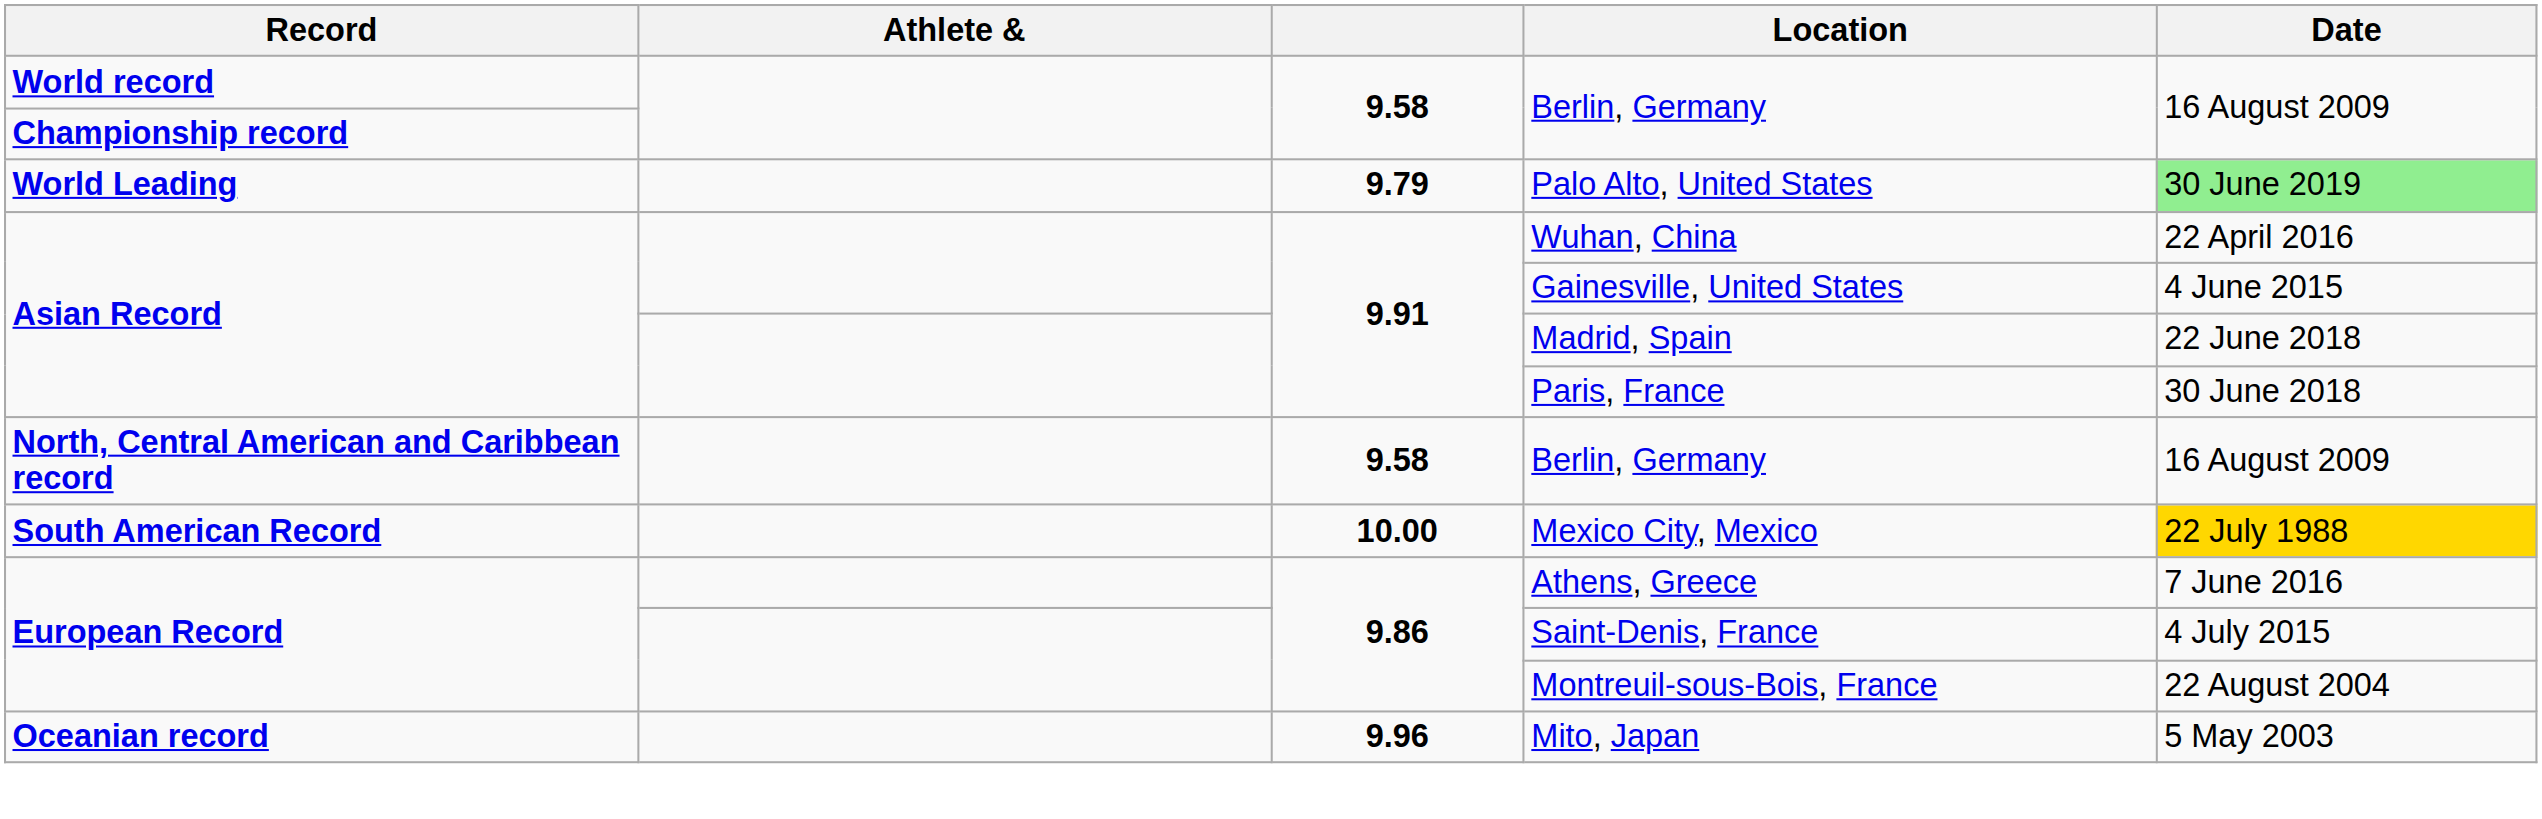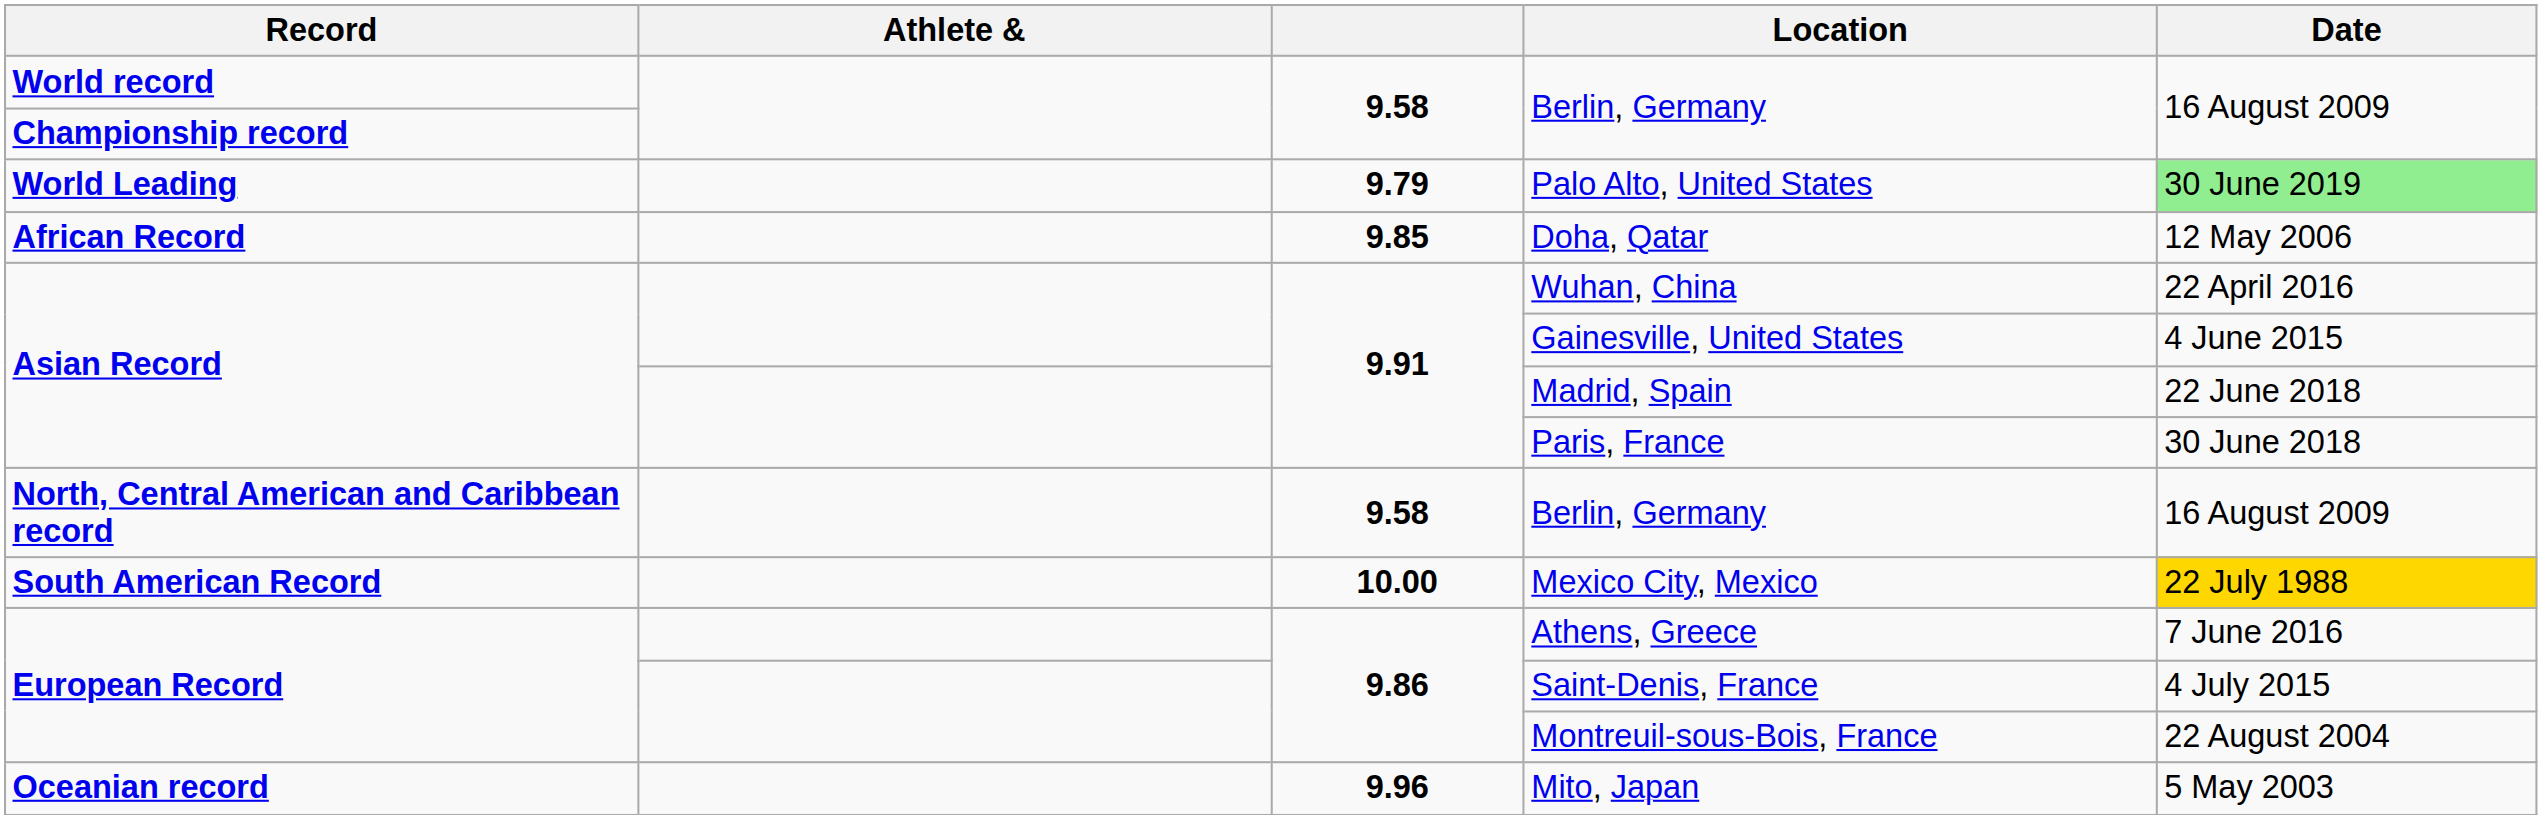+ row: (129, 236)
